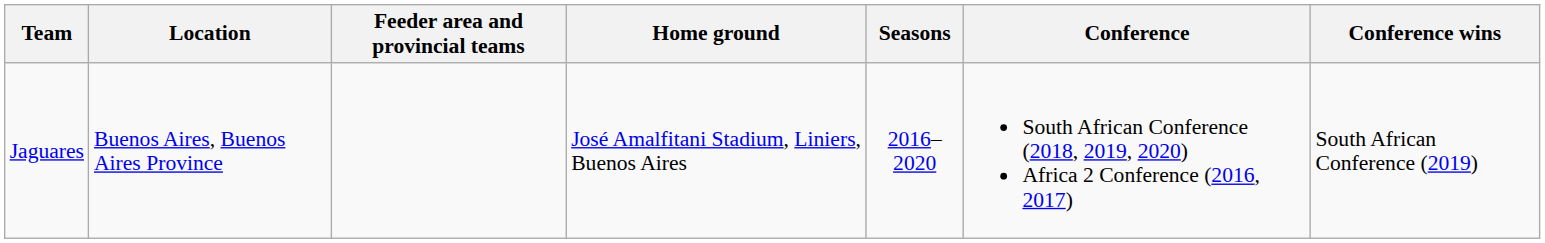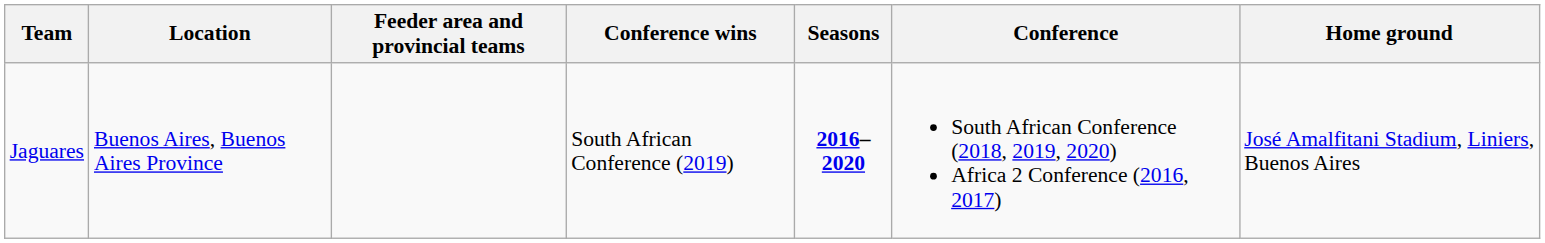columns swapped: (716, 33) <-> (1425, 33)
(915, 150) normal -> (843, 150) bold
